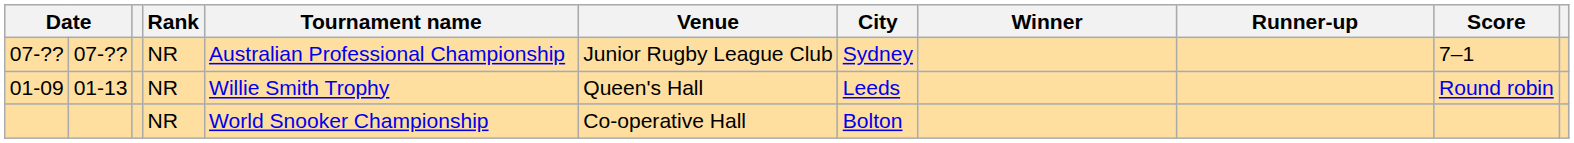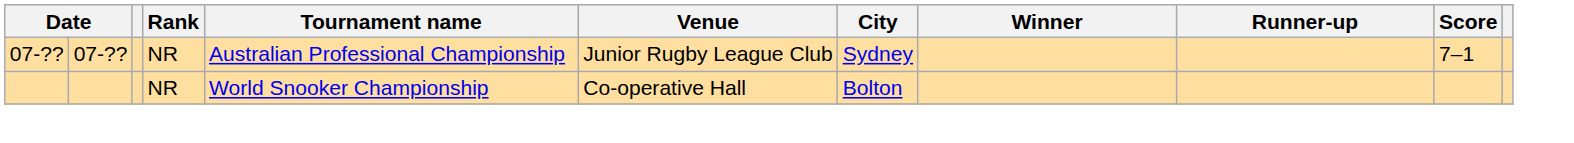- row: (37, 87)
